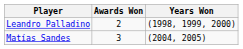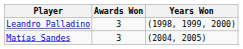(119, 24) 2 -> (119, 24) 3
